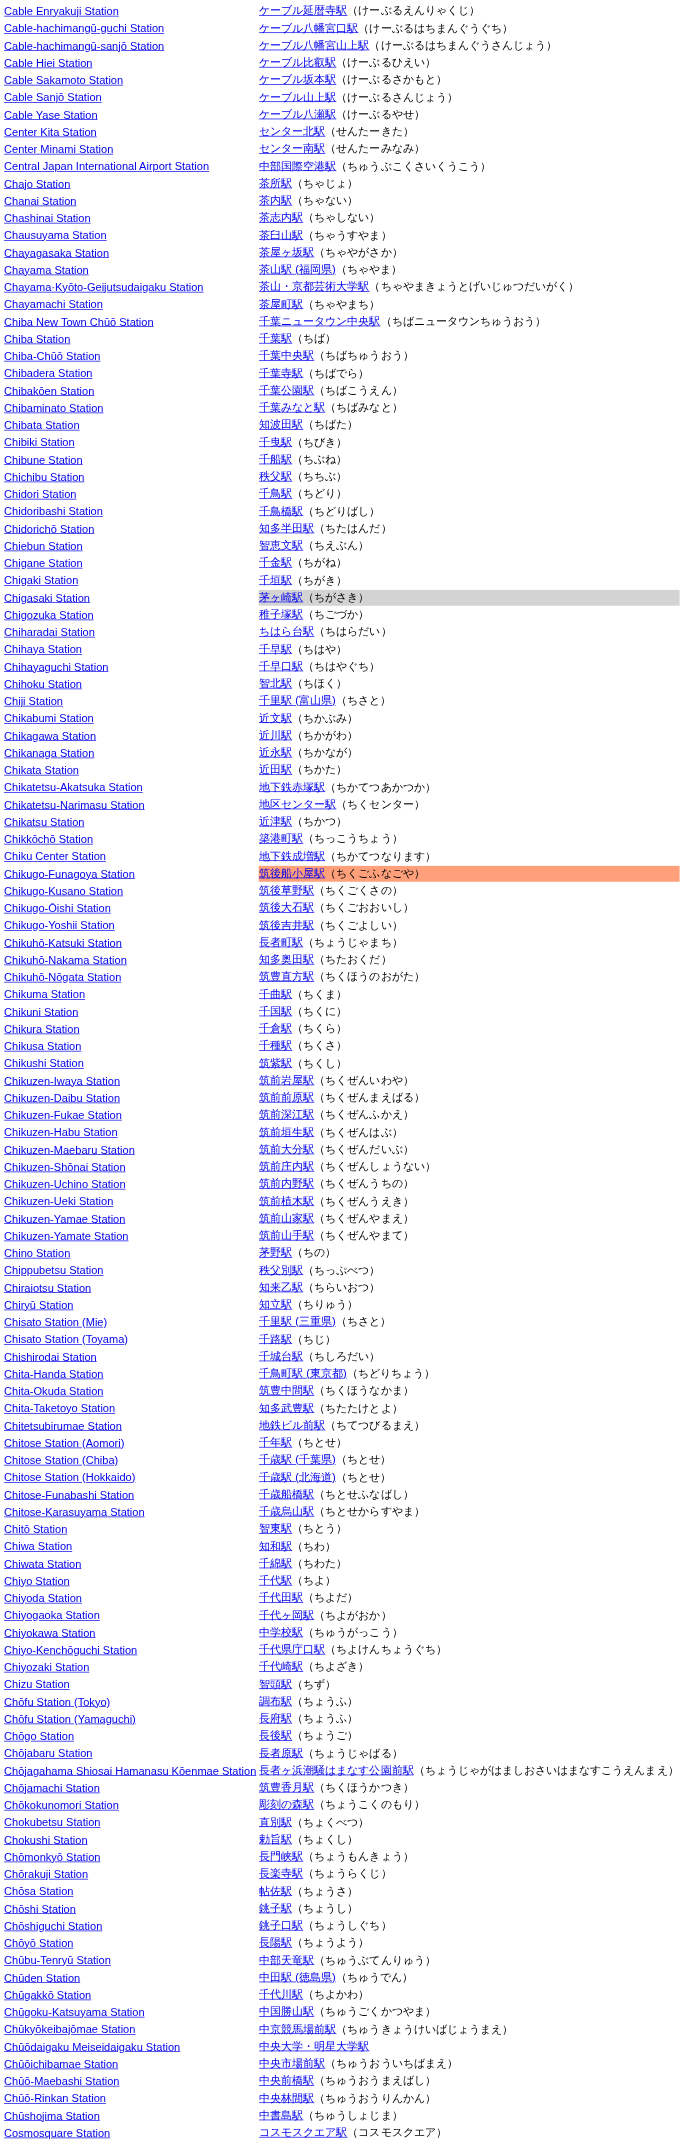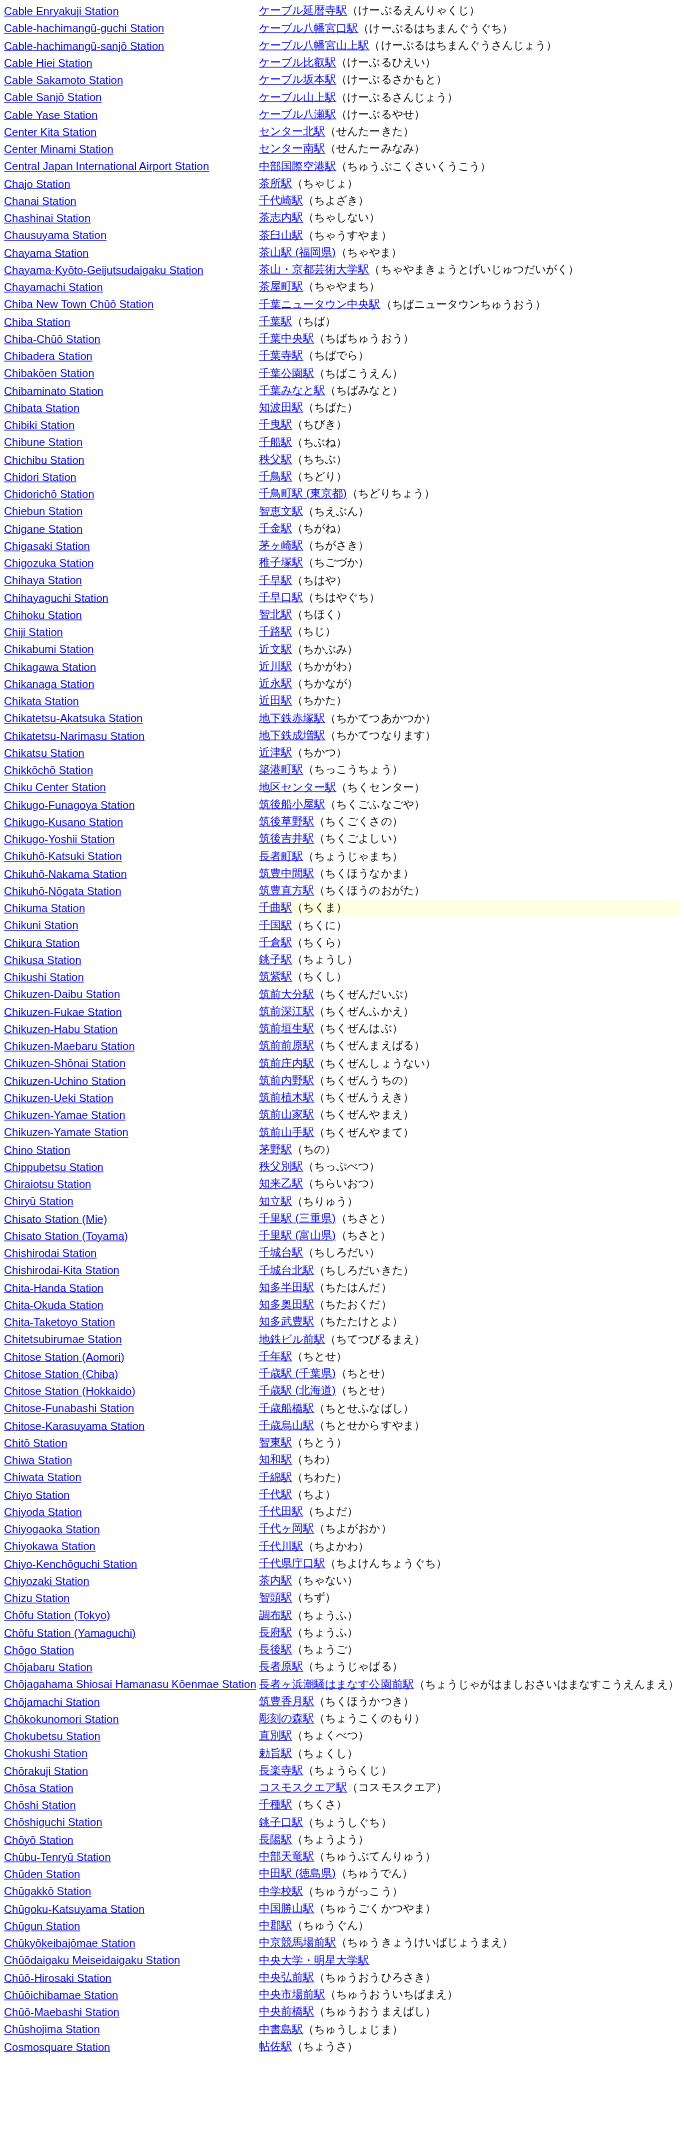(309, 200) 茶内駅（ちゃない） -> (314, 200) 千代崎駅（ちよざき）
- row: (57, 252)
- row: (53, 511)
(325, 528) 知多半田駅（ちたはんだ） -> (347, 494) 千鳥町駅 (東京都)（ちどりちょう）
- row: (41, 580)
(314, 597) lightgrey background -> (314, 545) no background
- row: (49, 632)
(325, 701) 千里駅 (富山県)（ちさと） -> (298, 632) 千路駅（ちじ）
(342, 804) 地区センター駅（ちくセンター） -> (347, 735) 地下鉄成増駅（ちかてつなります）
(347, 856) 地下鉄成増駅（ちかてつなります） -> (342, 787) 地区センター駅（ちくセンター）
(342, 873) lightsalmon background -> (342, 804) no background
- row: (57, 908)
(325, 959) 知多奥田駅（ちたおくだ） -> (336, 873) 筑豊中間駅（ちくほうなかま）
(303, 994) no background -> (303, 908) lightyellow background
(303, 1046) 千種駅（ちくさ） -> (309, 959) 銚子駅（ちょうし）
- row: (62, 1080)
(342, 1097) 筑前前原駅（ちくぜんまえばる） -> (336, 994) 筑前大分駅（ちくぜんだいぶ）
(336, 1149) 筑前大分駅（ちくぜんだいぶ） -> (342, 1046) 筑前前原駅（ちくぜんまえばる）
(298, 1339) 千路駅（ちじ） -> (325, 1235) 千里駅 (富山県)（ちさと）
+ row: (62, 1270)
(347, 1373) 千鳥町駅 (東京都)（ちどりちょう） -> (325, 1287) 知多半田駅（ちたはんだ）
(336, 1391) 筑豊中間駅（ちくほうなかま） -> (325, 1304) 知多奥田駅（ちたおくだ）
(331, 1632) 中学校駅（ちゅうがっこう） -> (314, 1546) 千代川駅（ちよかわ）
(314, 1667) 千代崎駅（ちよざき） -> (309, 1580) 茶内駅（ちゃない）
- row: (52, 1857)
(309, 1891) 帖佐駅（ちょうさ） -> (353, 1787) コスモスクエア駅（コスモスクエア）
(309, 1908) 銚子駅（ちょうし） -> (303, 1805) 千種駅（ちくさ）
(314, 1994) 千代川駅（ちよかわ） -> (331, 1891) 中学校駅（ちゅうがっこう）
+ row: (42, 1926)
+ row: (58, 1977)
- row: (55, 2098)
(353, 2132) コスモスクエア駅（コスモスクエア） -> (309, 2046) 帖佐駅（ちょうさ）
